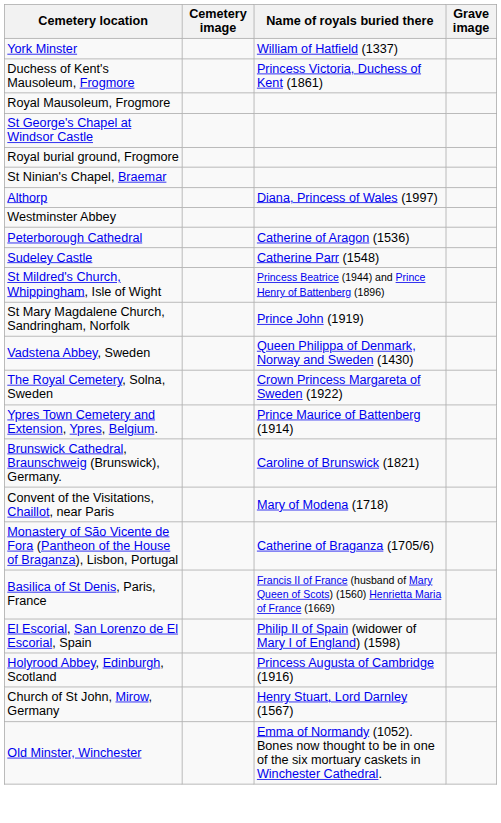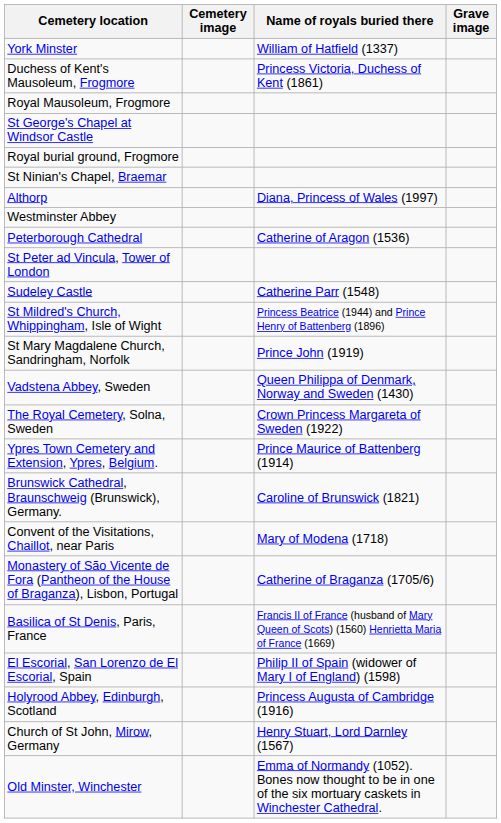+ row: (89, 264)
